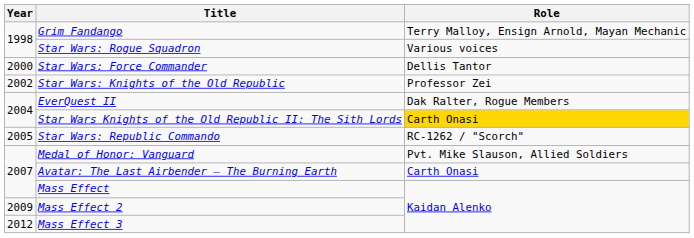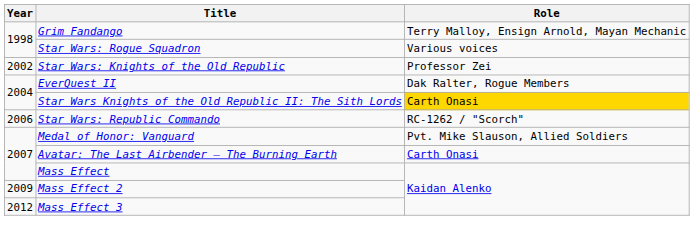- row: (123, 66)
(20, 136) 2005 -> (20, 119) 2006
